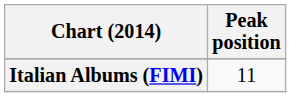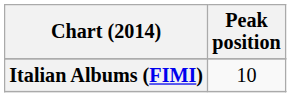(247, 75) 11 -> (247, 75) 10
